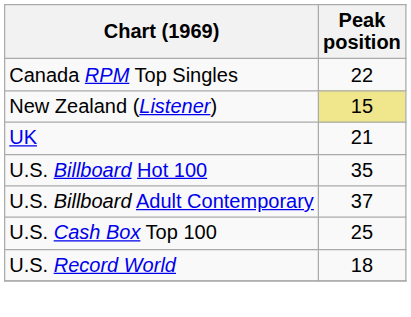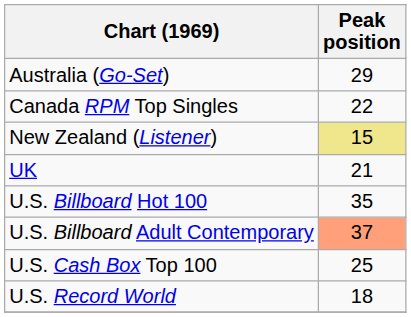+ row: (89, 74)
(362, 201) no background -> (362, 233) lightsalmon background
